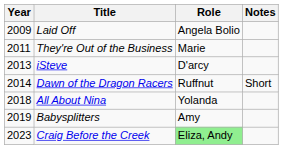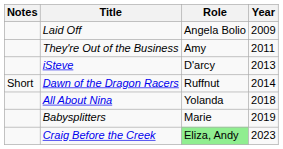columns swapped: (19, 13) <-> (260, 13)
(192, 48) Marie -> (195, 48) Amy
(189, 118) Amy -> (198, 118) Marie
